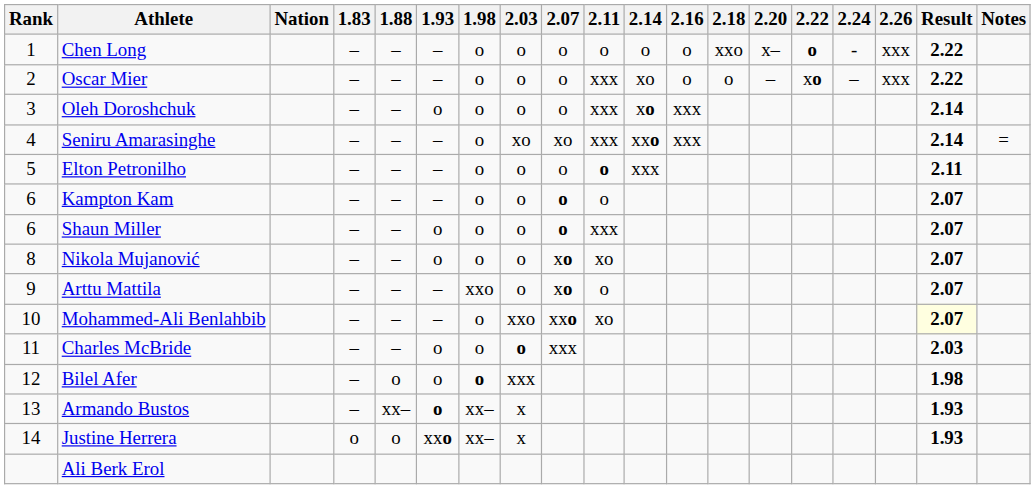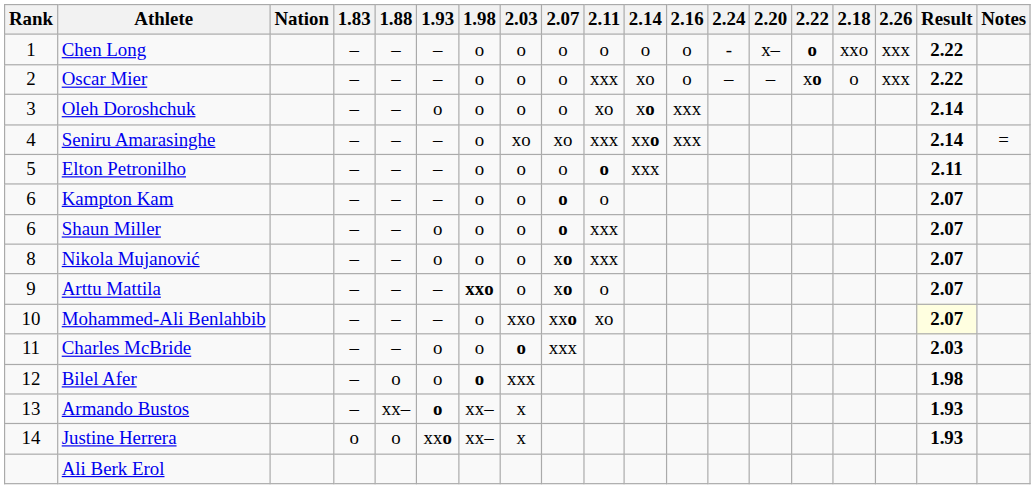columns swapped: (729, 19) <-> (854, 19)
(604, 109) xxx -> (604, 109) xo
(604, 259) xo -> (604, 259) xxx
(479, 288) normal -> (479, 288) bold
